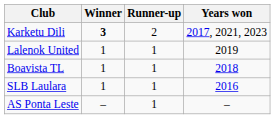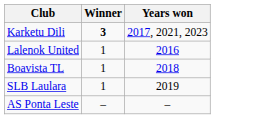- column: (154, 13)
(227, 50) 2019 -> (167, 50) 2016
(227, 86) 2016 -> (167, 86) 2019
